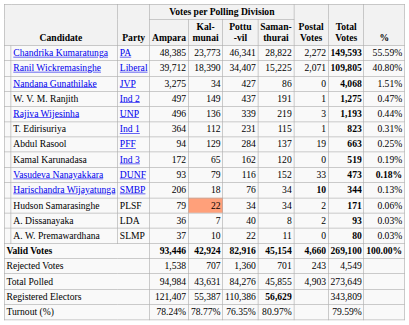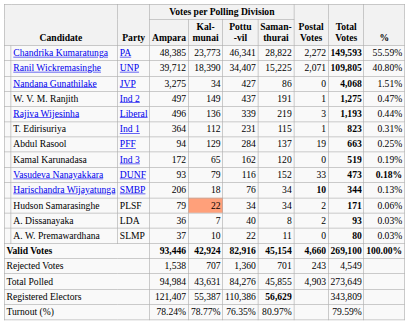(134, 68) Liberal -> (129, 68) UNP
(129, 114) UNP -> (134, 114) Liberal
